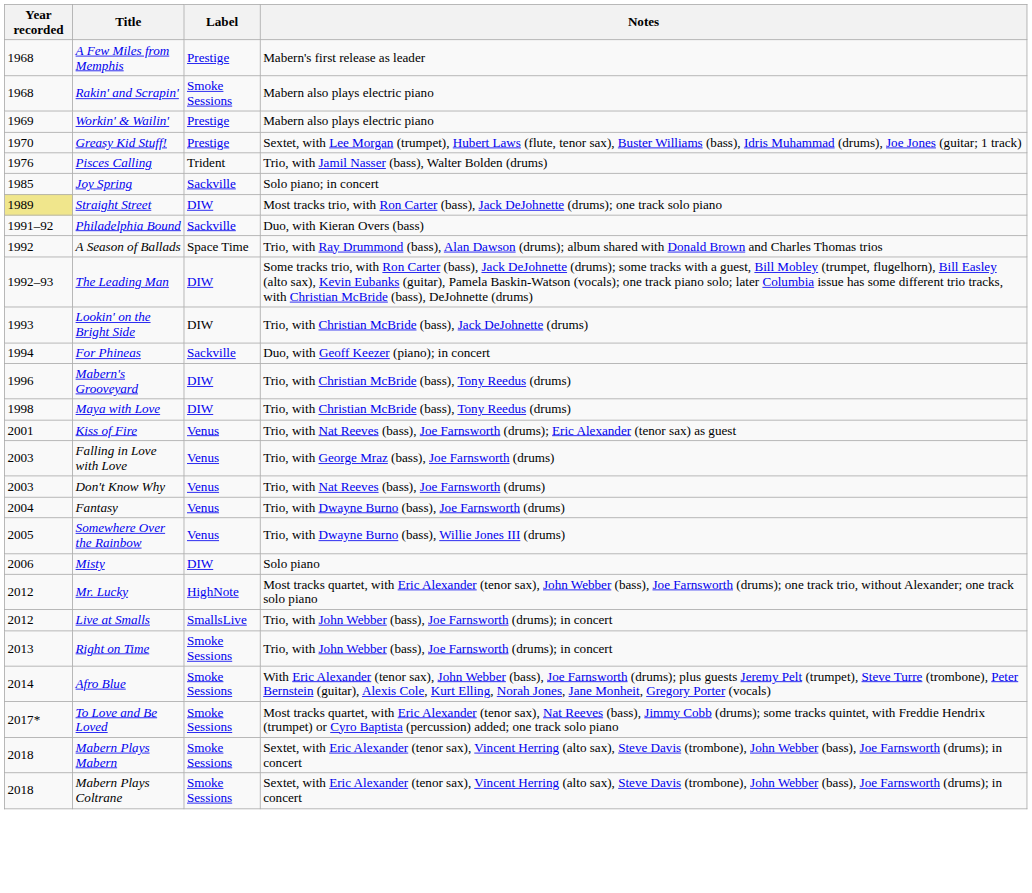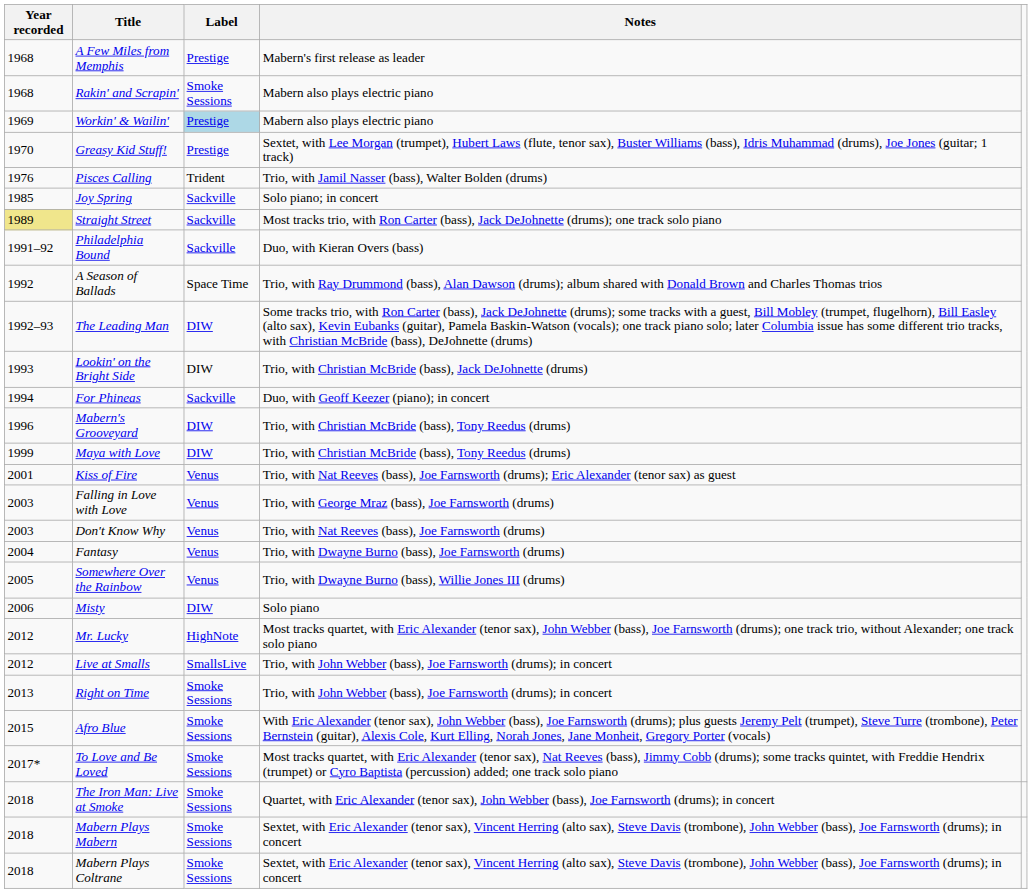(208, 121) no background -> (208, 121) lightblue background
(200, 204) DIW -> (211, 219) Sackville
(21, 409) 1998 -> (21, 453) 1999
(21, 684) 2014 -> (21, 728) 2015
+ row: (127, 799)
